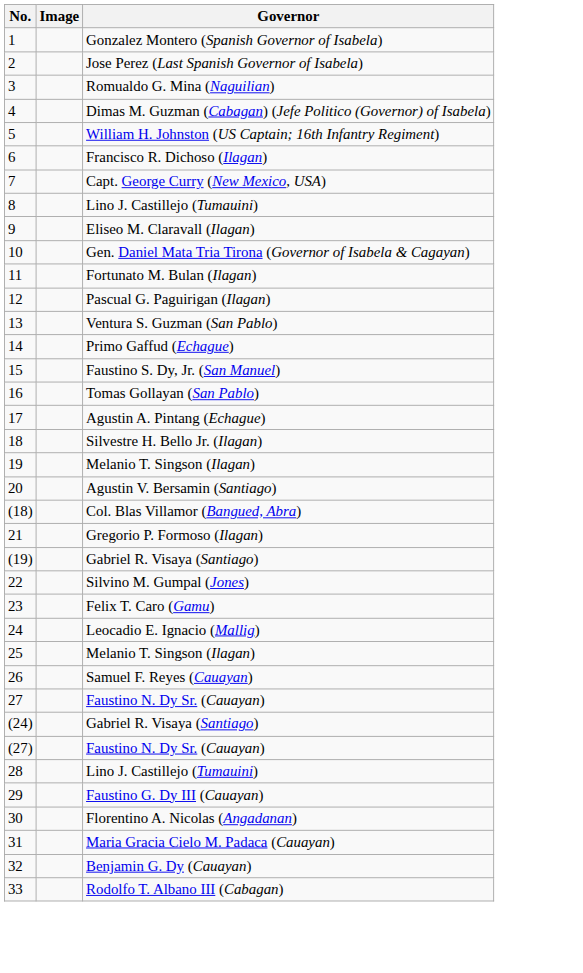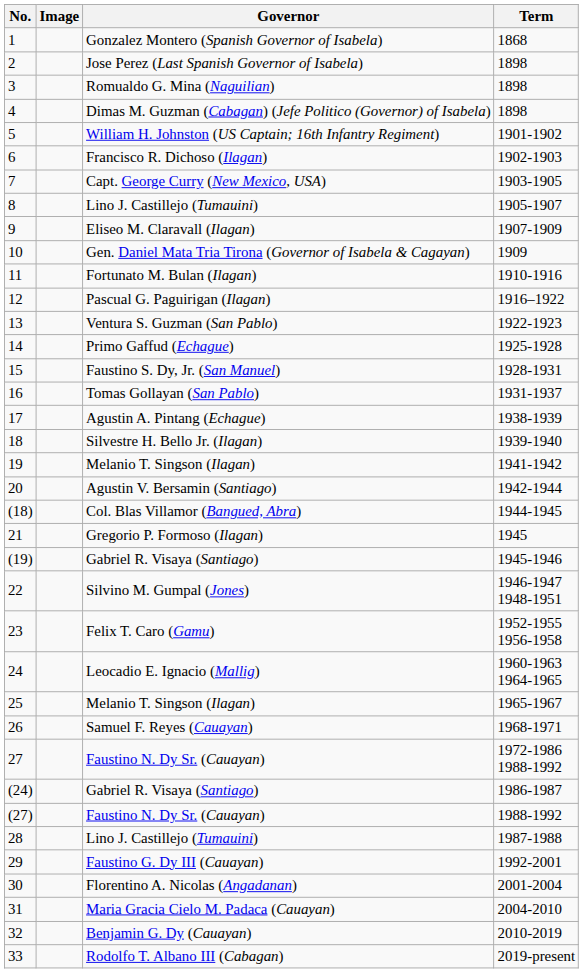+ column: (536, 16)
